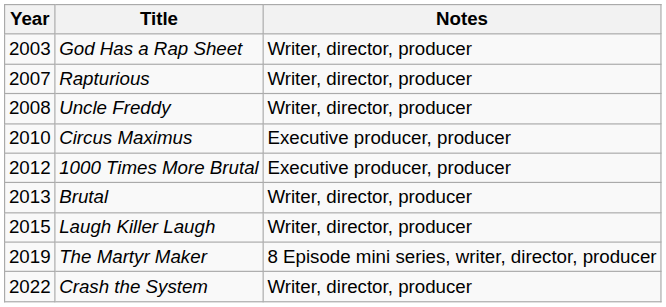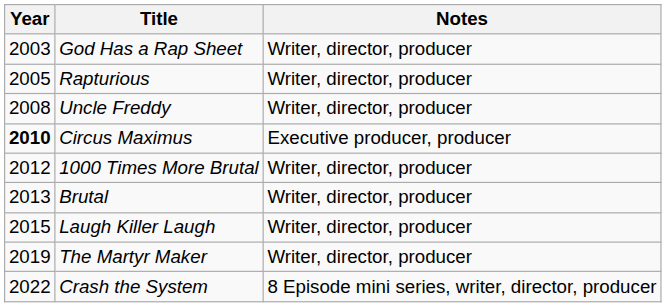(30, 78) 2007 -> (30, 78) 2005
(30, 138) normal -> (30, 138) bold
(389, 167) Executive producer, producer -> (370, 167) Writer, director, producer
(462, 256) 8 Episode mini series, writer, director, producer -> (370, 256) Writer, director, producer
(370, 286) Writer, director, producer -> (462, 286) 8 Episode mini series, writer, director, producer
